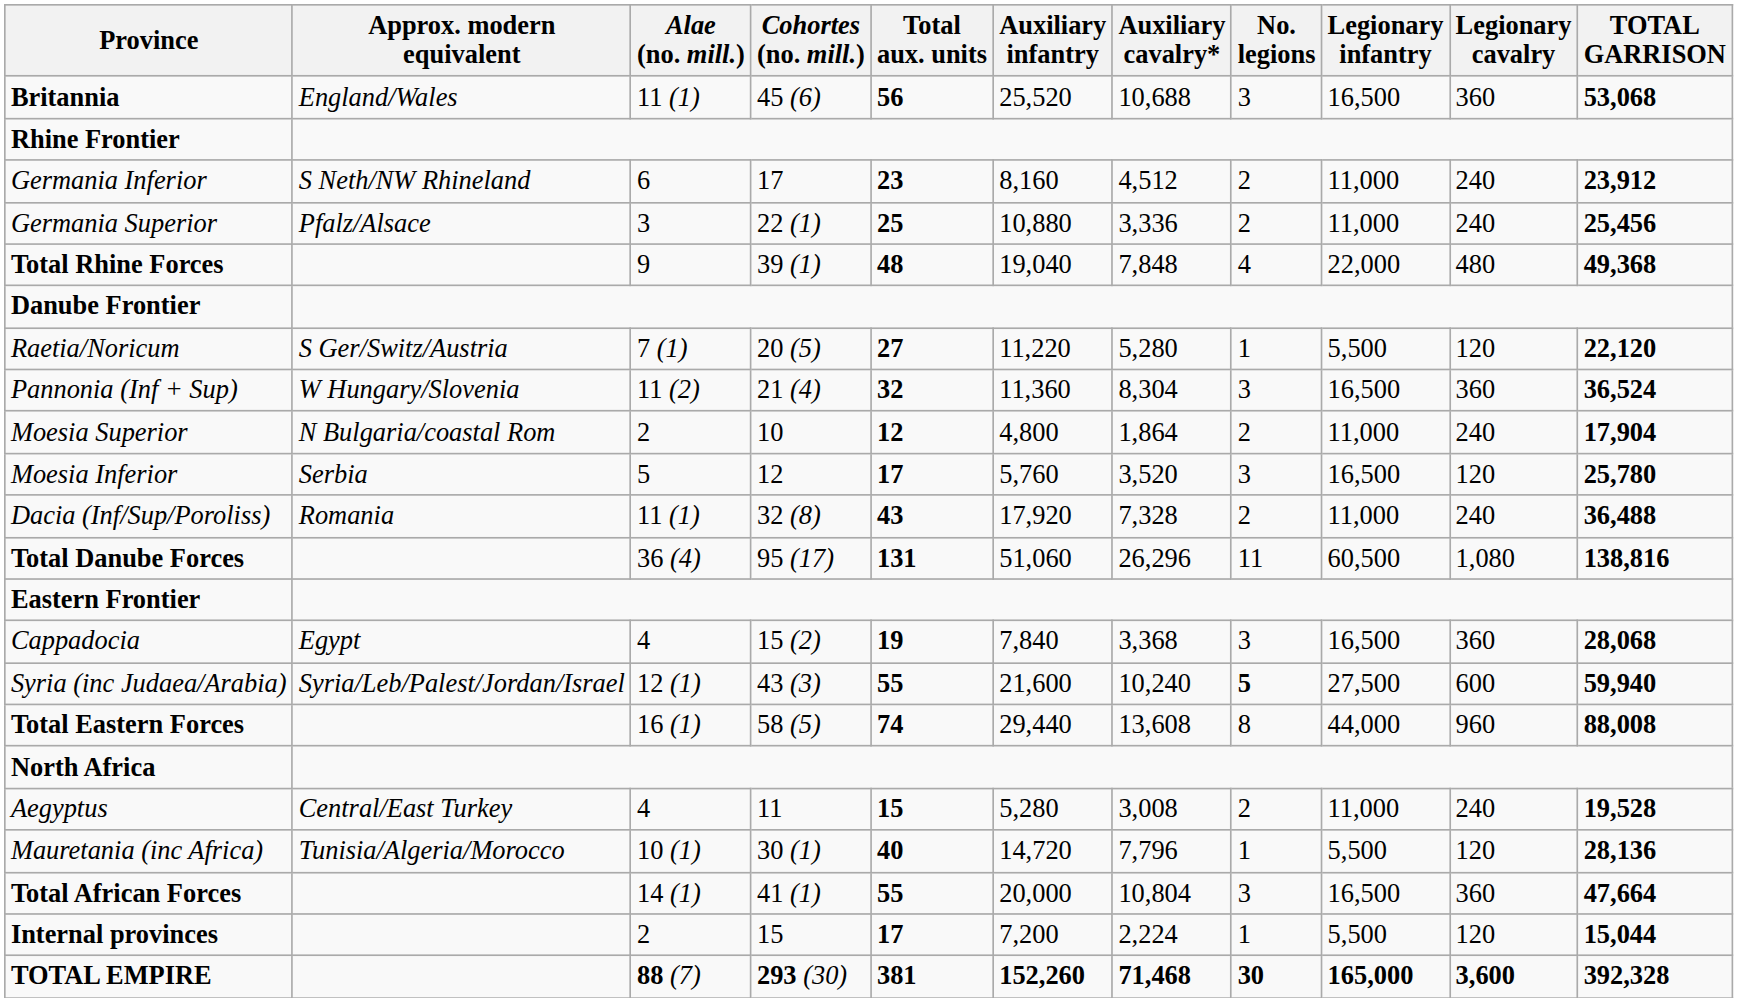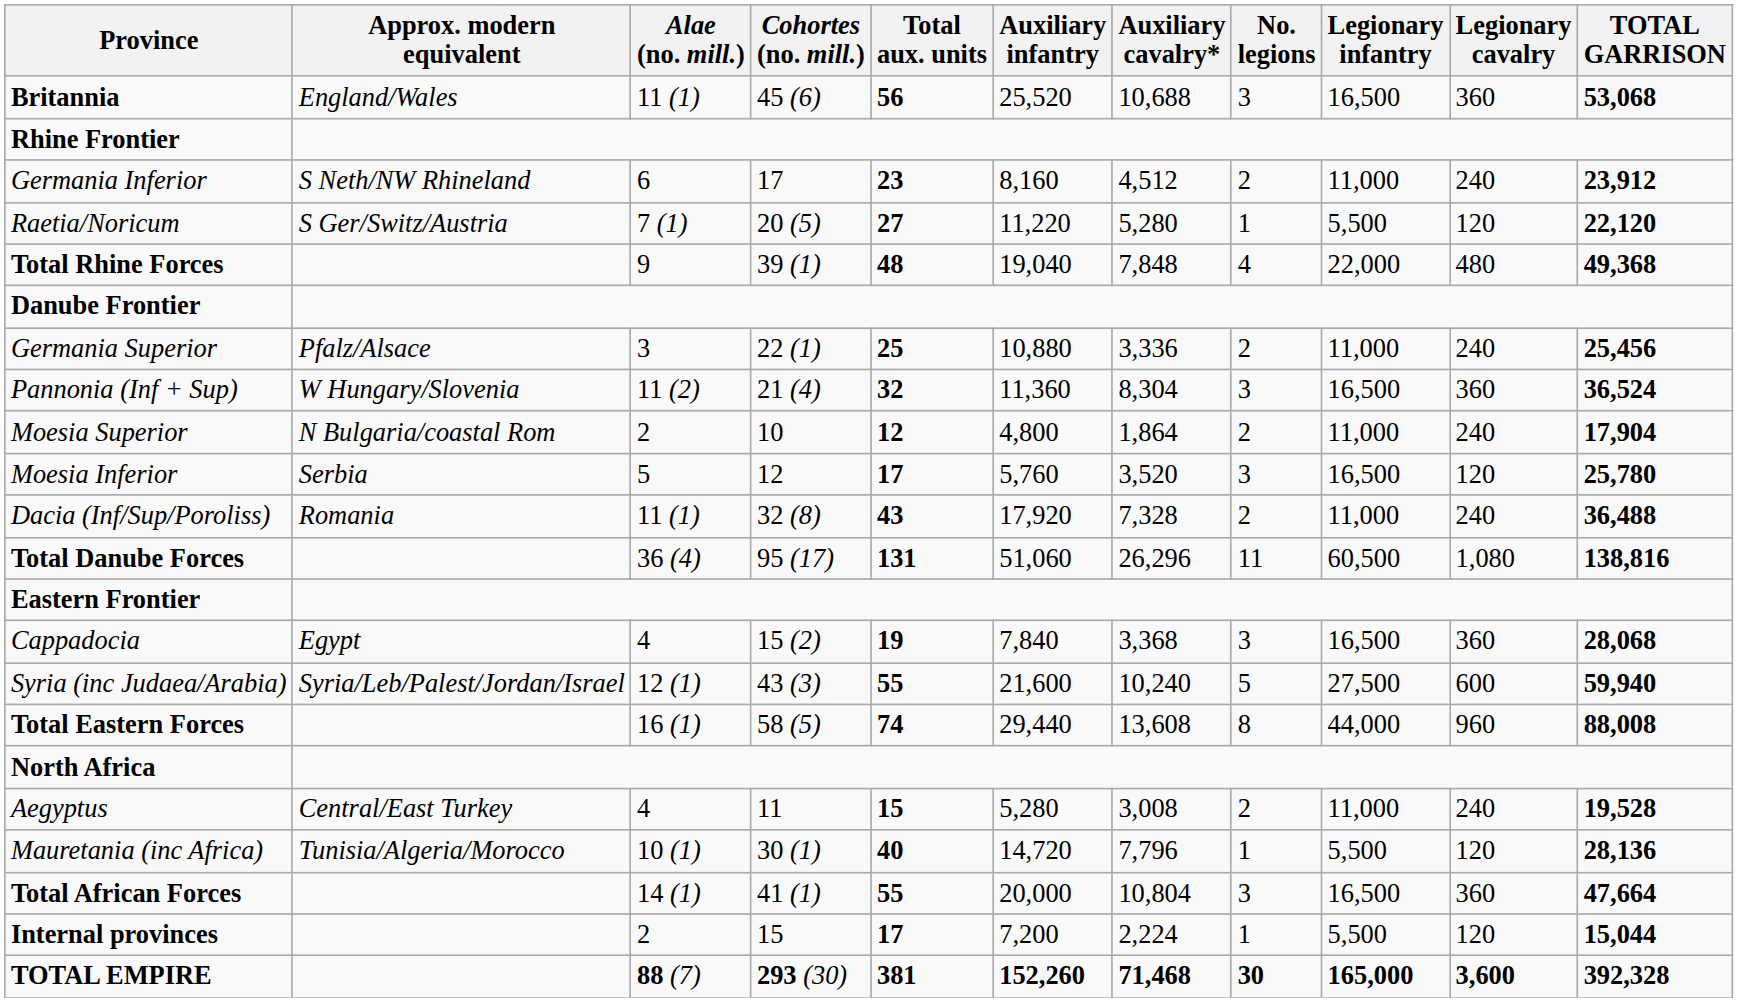rows swapped: (114, 222) <-> (95, 348)
(1244, 683) bold -> (1244, 683) normal
